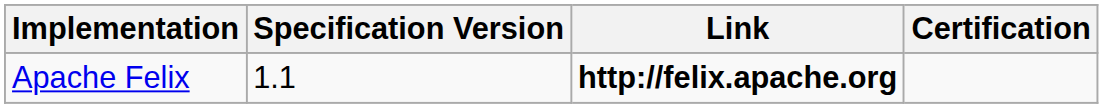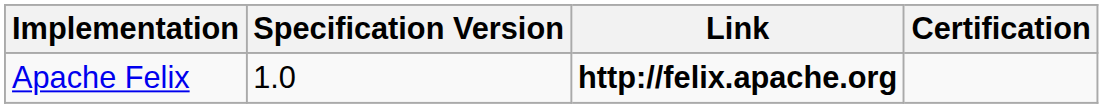(275, 77) 1.1 -> (275, 77) 1.0
